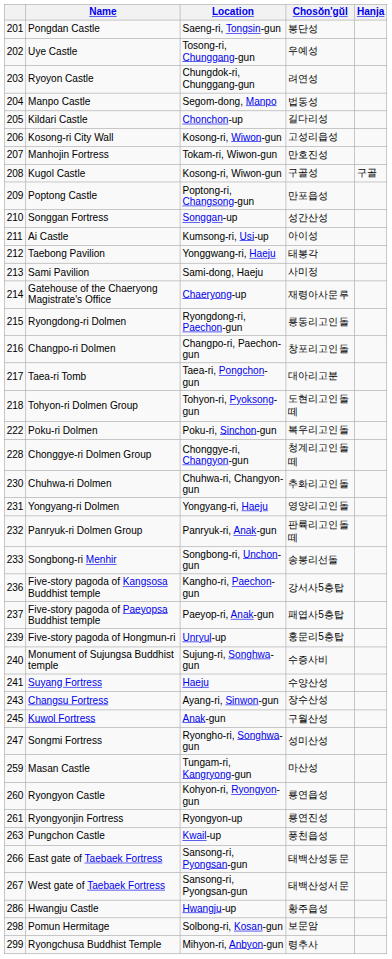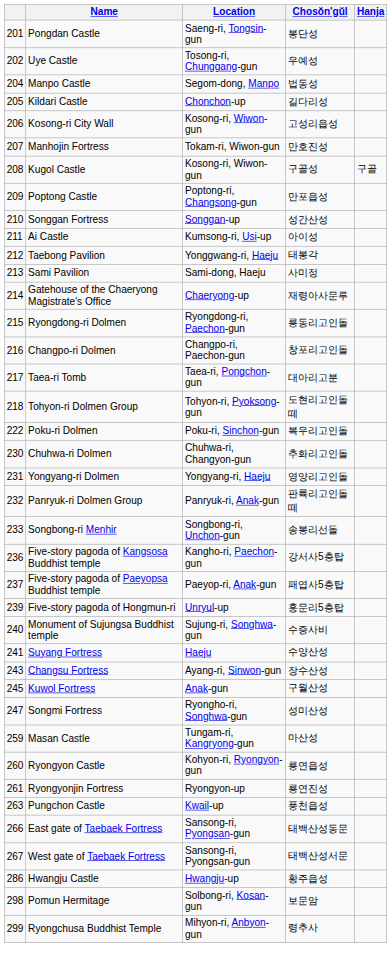- row: (61, 79)
- row: (90, 455)
